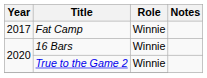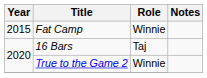(19, 30) 2017 -> (19, 30) 2015
(149, 47) Winnie -> (140, 47) Taj
